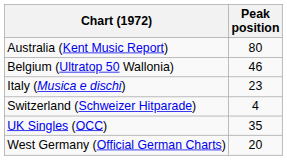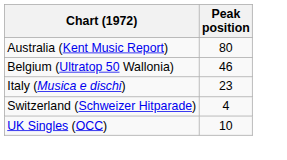(255, 125) 35 -> (226, 125) 10
- row: (117, 145)
